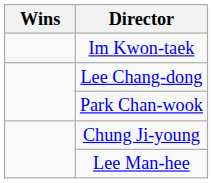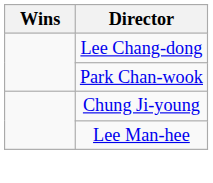- row: (141, 47)
